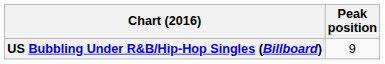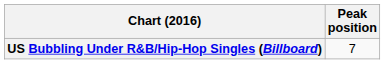(352, 48) 9 -> (352, 48) 7
